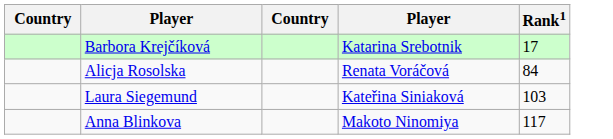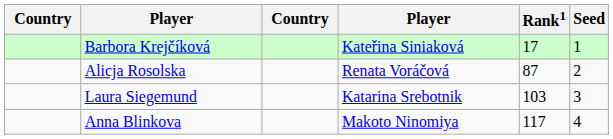+ column: (589, 19)
(402, 46) Katarina Srebotnik -> (403, 46) Kateřina Siniaková
(530, 71) 84 -> (530, 71) 87
(403, 96) Kateřina Siniaková -> (402, 96) Katarina Srebotnik
